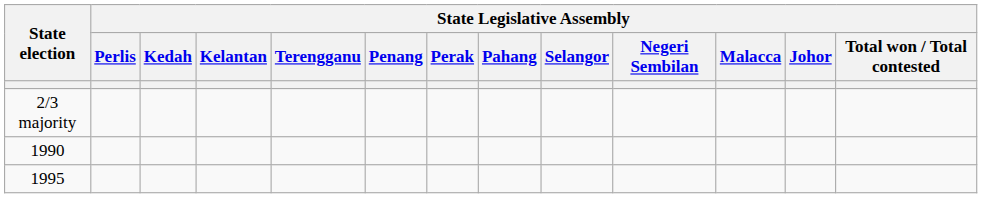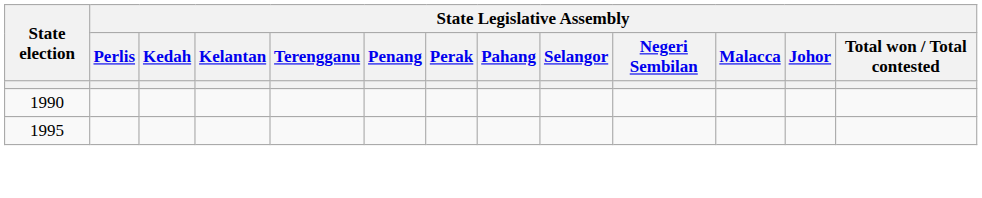- row: (47, 113)
